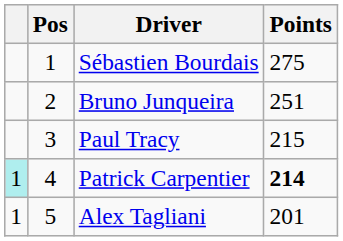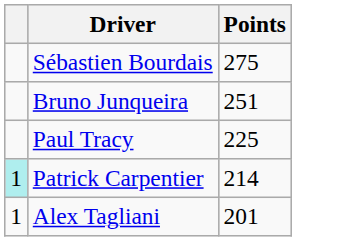- column: (50, 23)
(287, 139) 215 -> (241, 139) 225
(287, 178) bold -> (241, 178) normal
